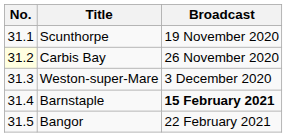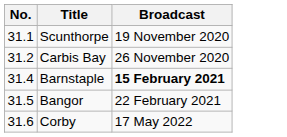(21, 57) lightyellow background -> (21, 57) no background
- row: (99, 79)
+ row: (58, 121)
